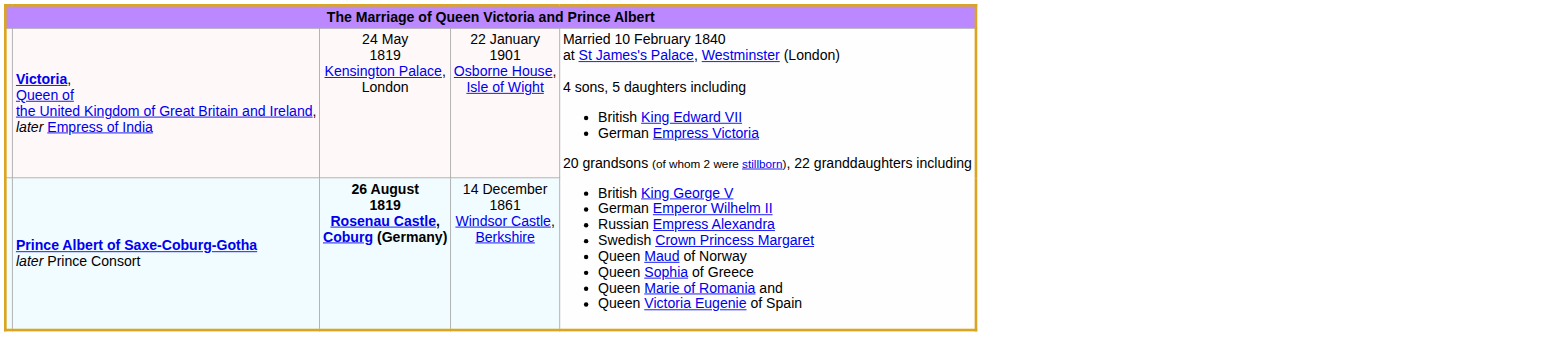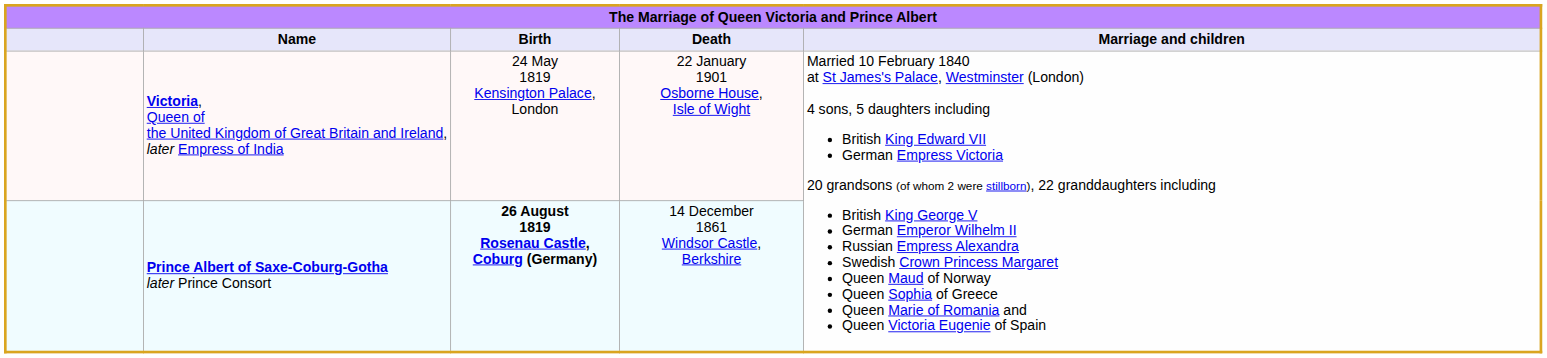+ row: (297, 39)
